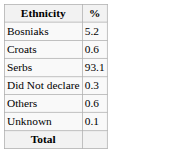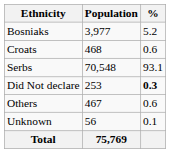+ column: (111, 13)
(92, 85) normal -> (150, 85) bold
